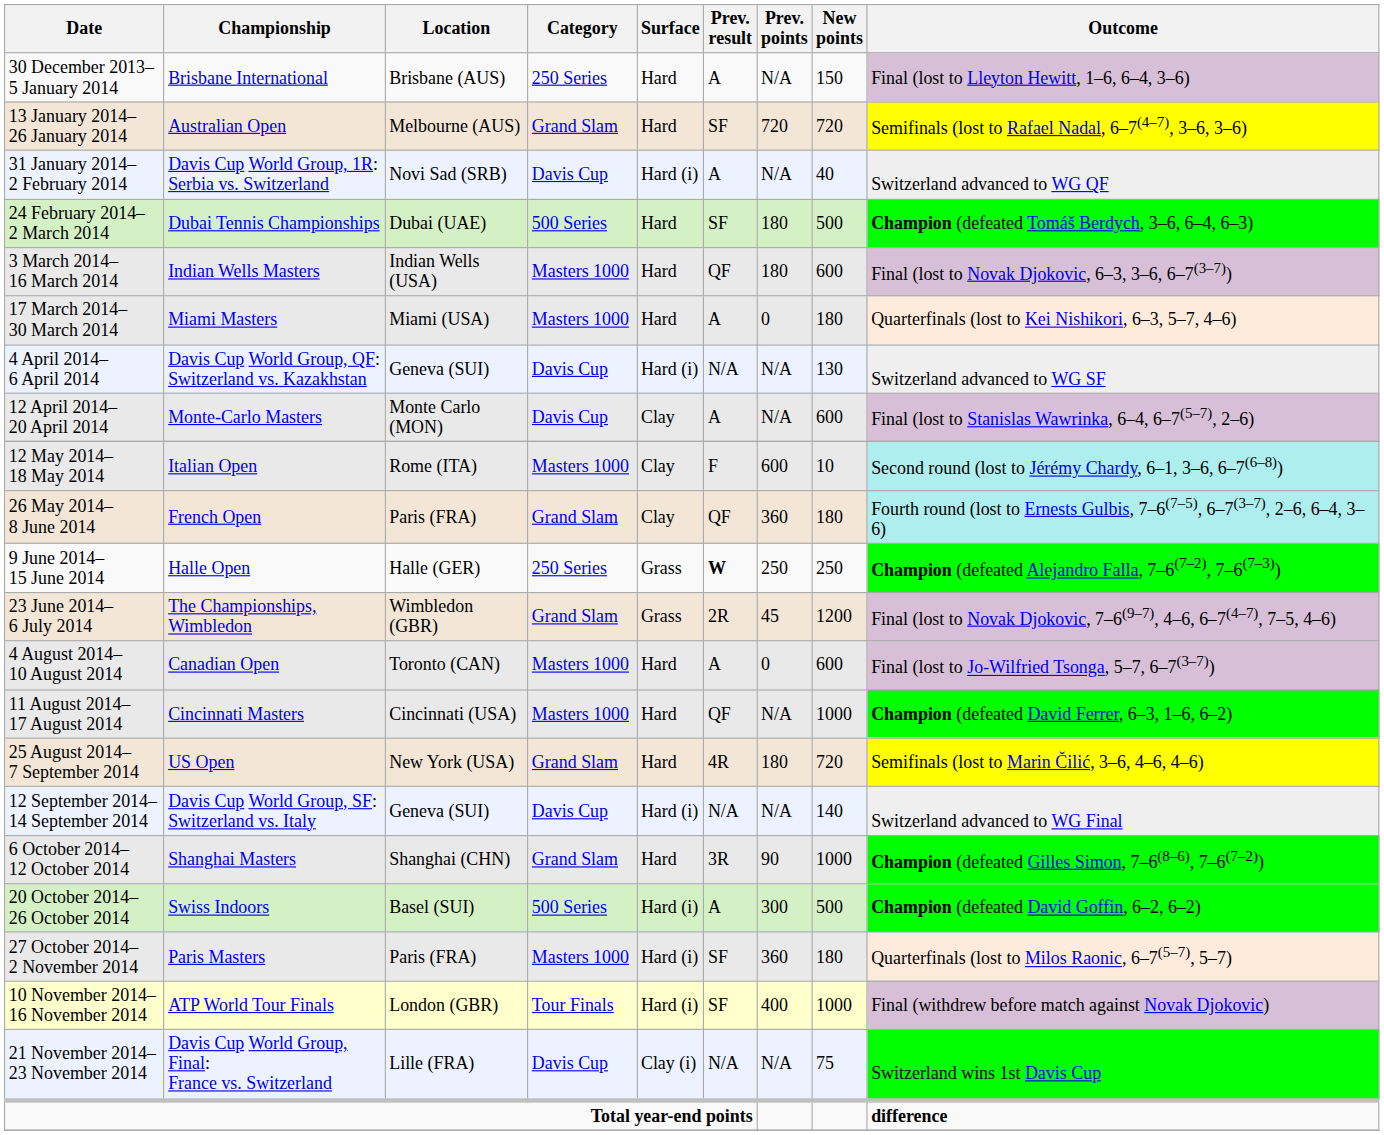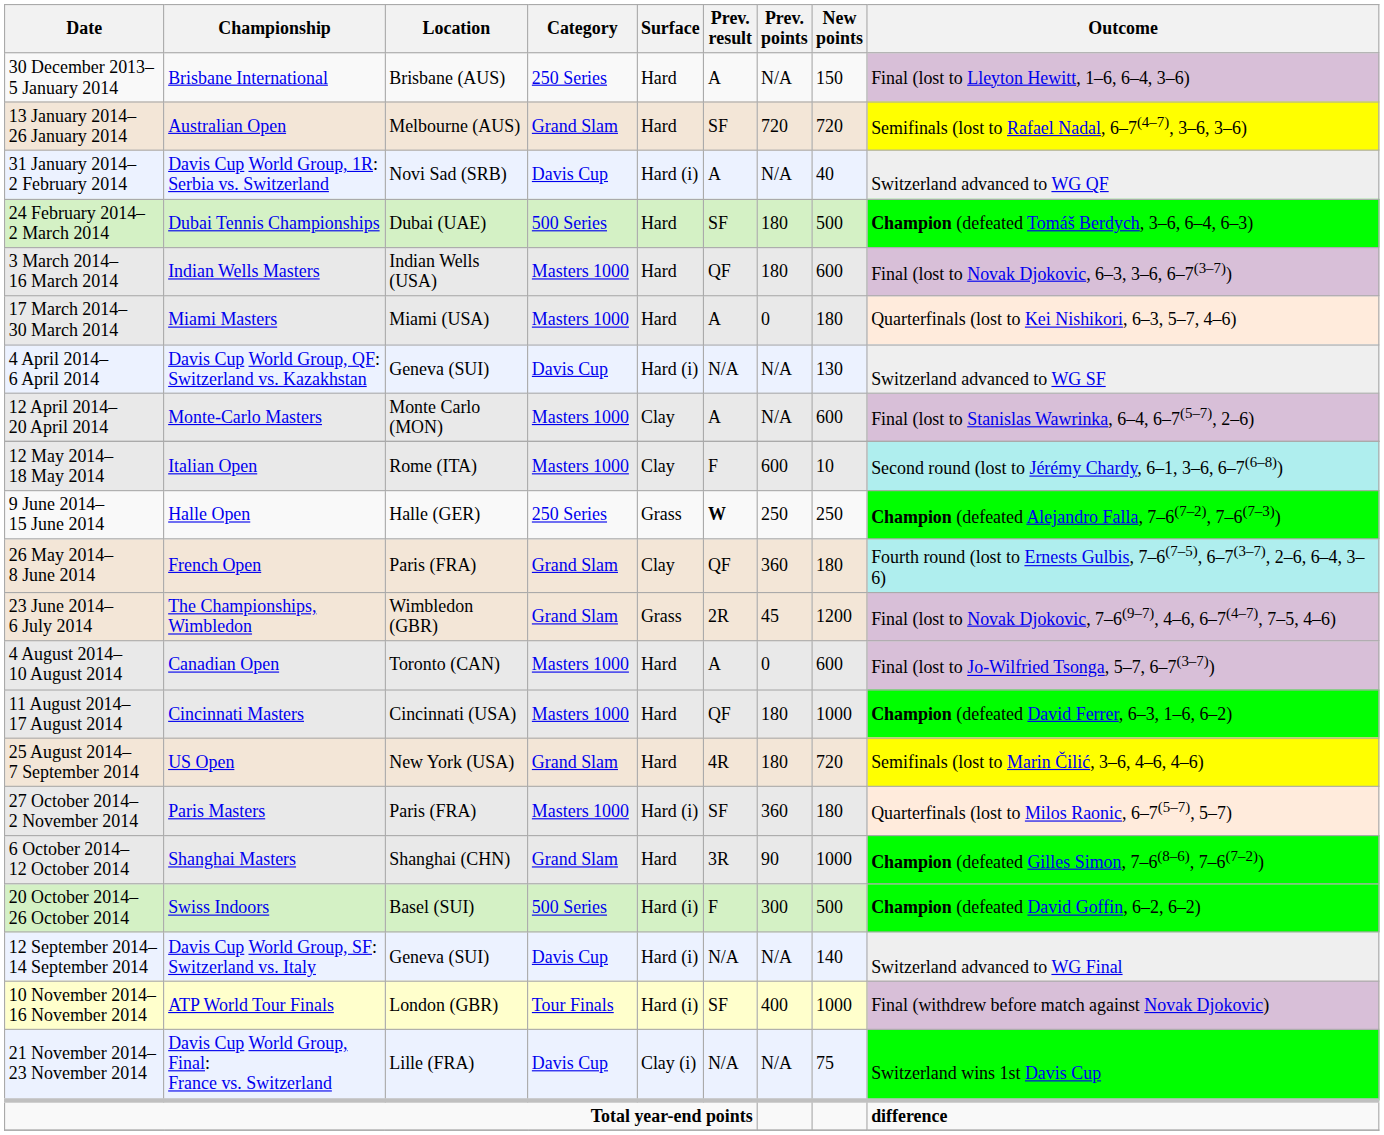(570, 417) Davis Cup -> (580, 417) Masters 1000
rows swapped: (61, 517) <-> (56, 568)
(776, 713) N/A -> (774, 713) 180
rows swapped: (83, 810) <-> (73, 956)
(714, 908) A -> (713, 908) F
